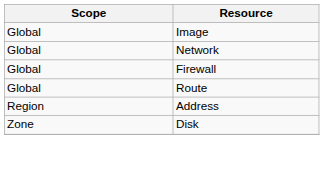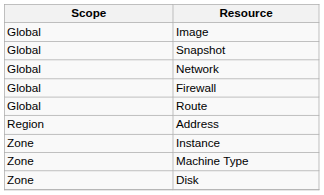+ row: (201, 50)
+ row: (198, 143)
+ row: (212, 161)
